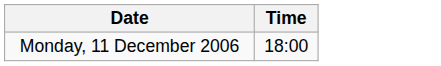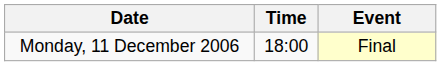+ column: (377, 18)
